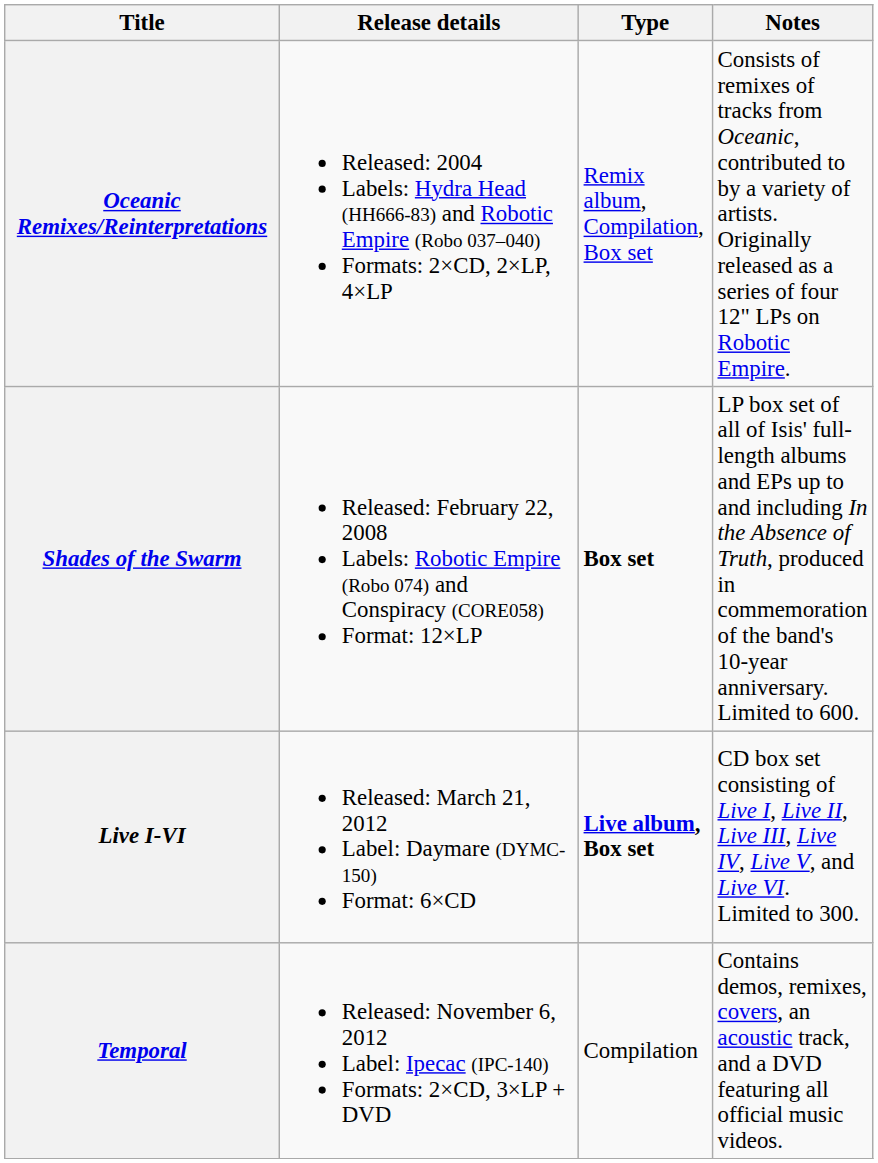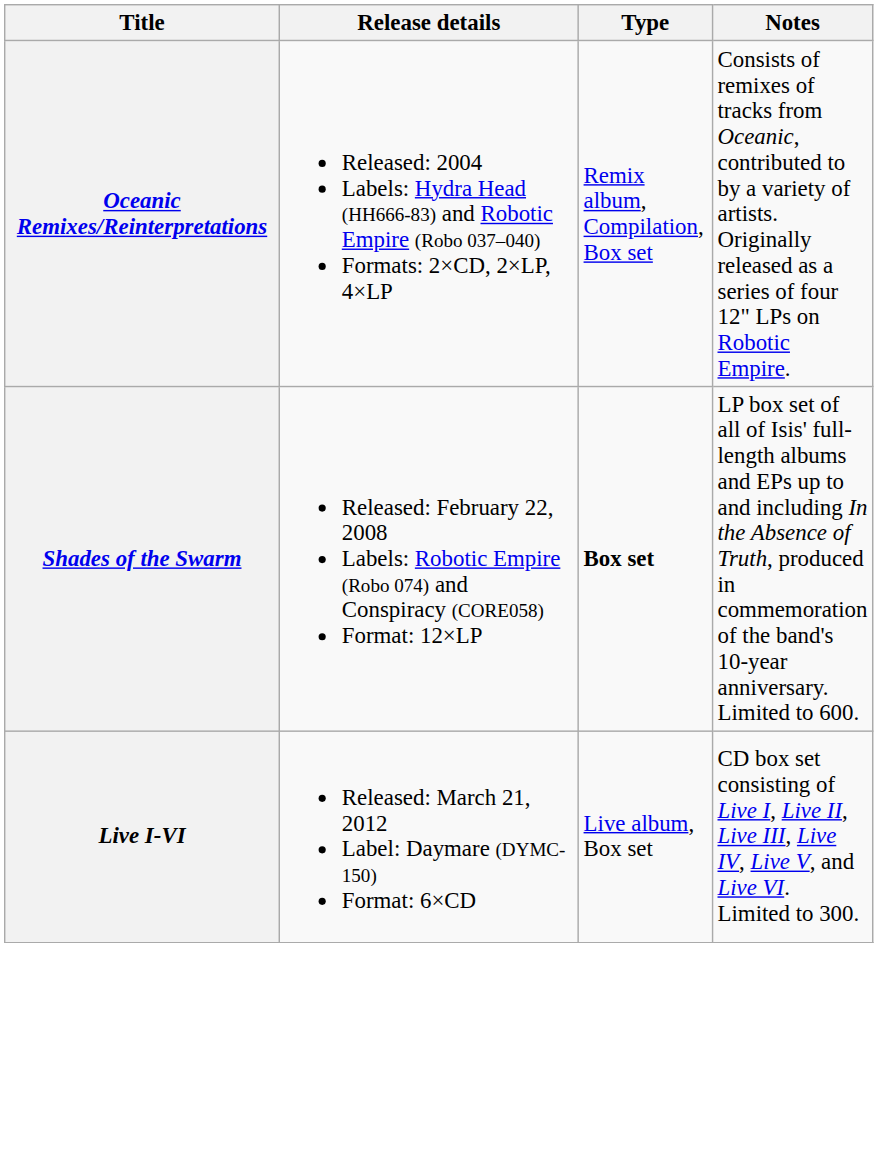(642, 836) bold -> (639, 836) normal
- row: (142, 1050)
